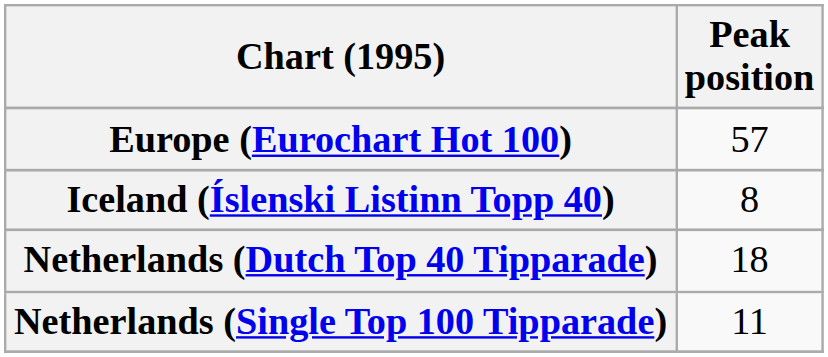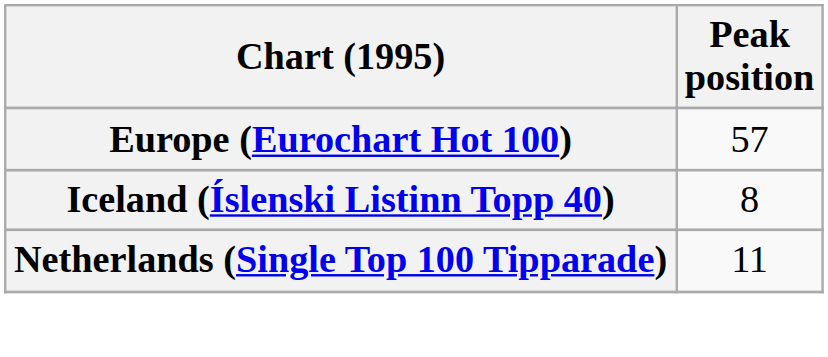- row: (341, 259)
